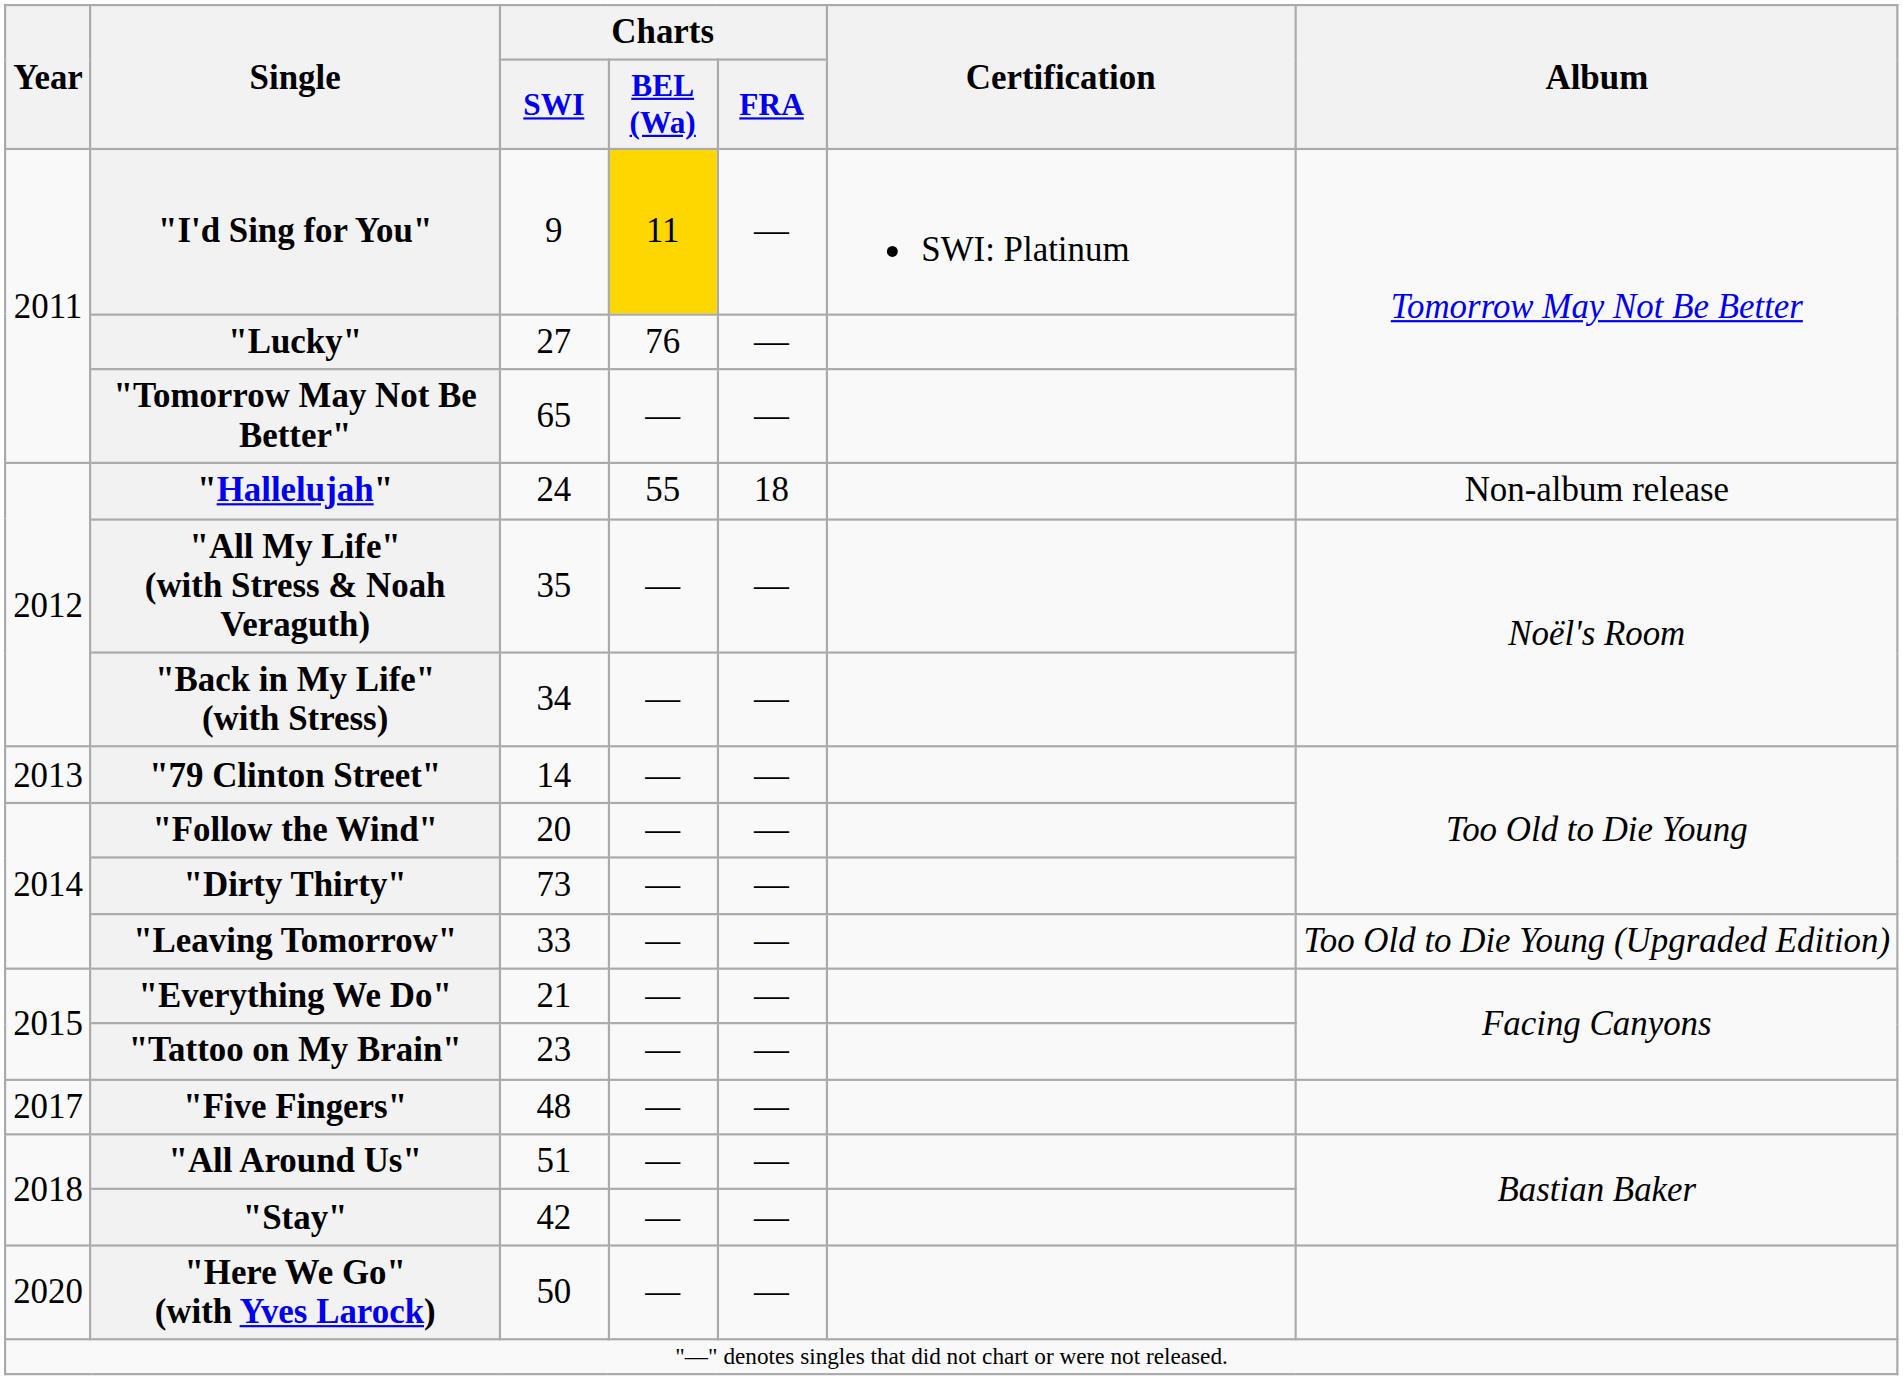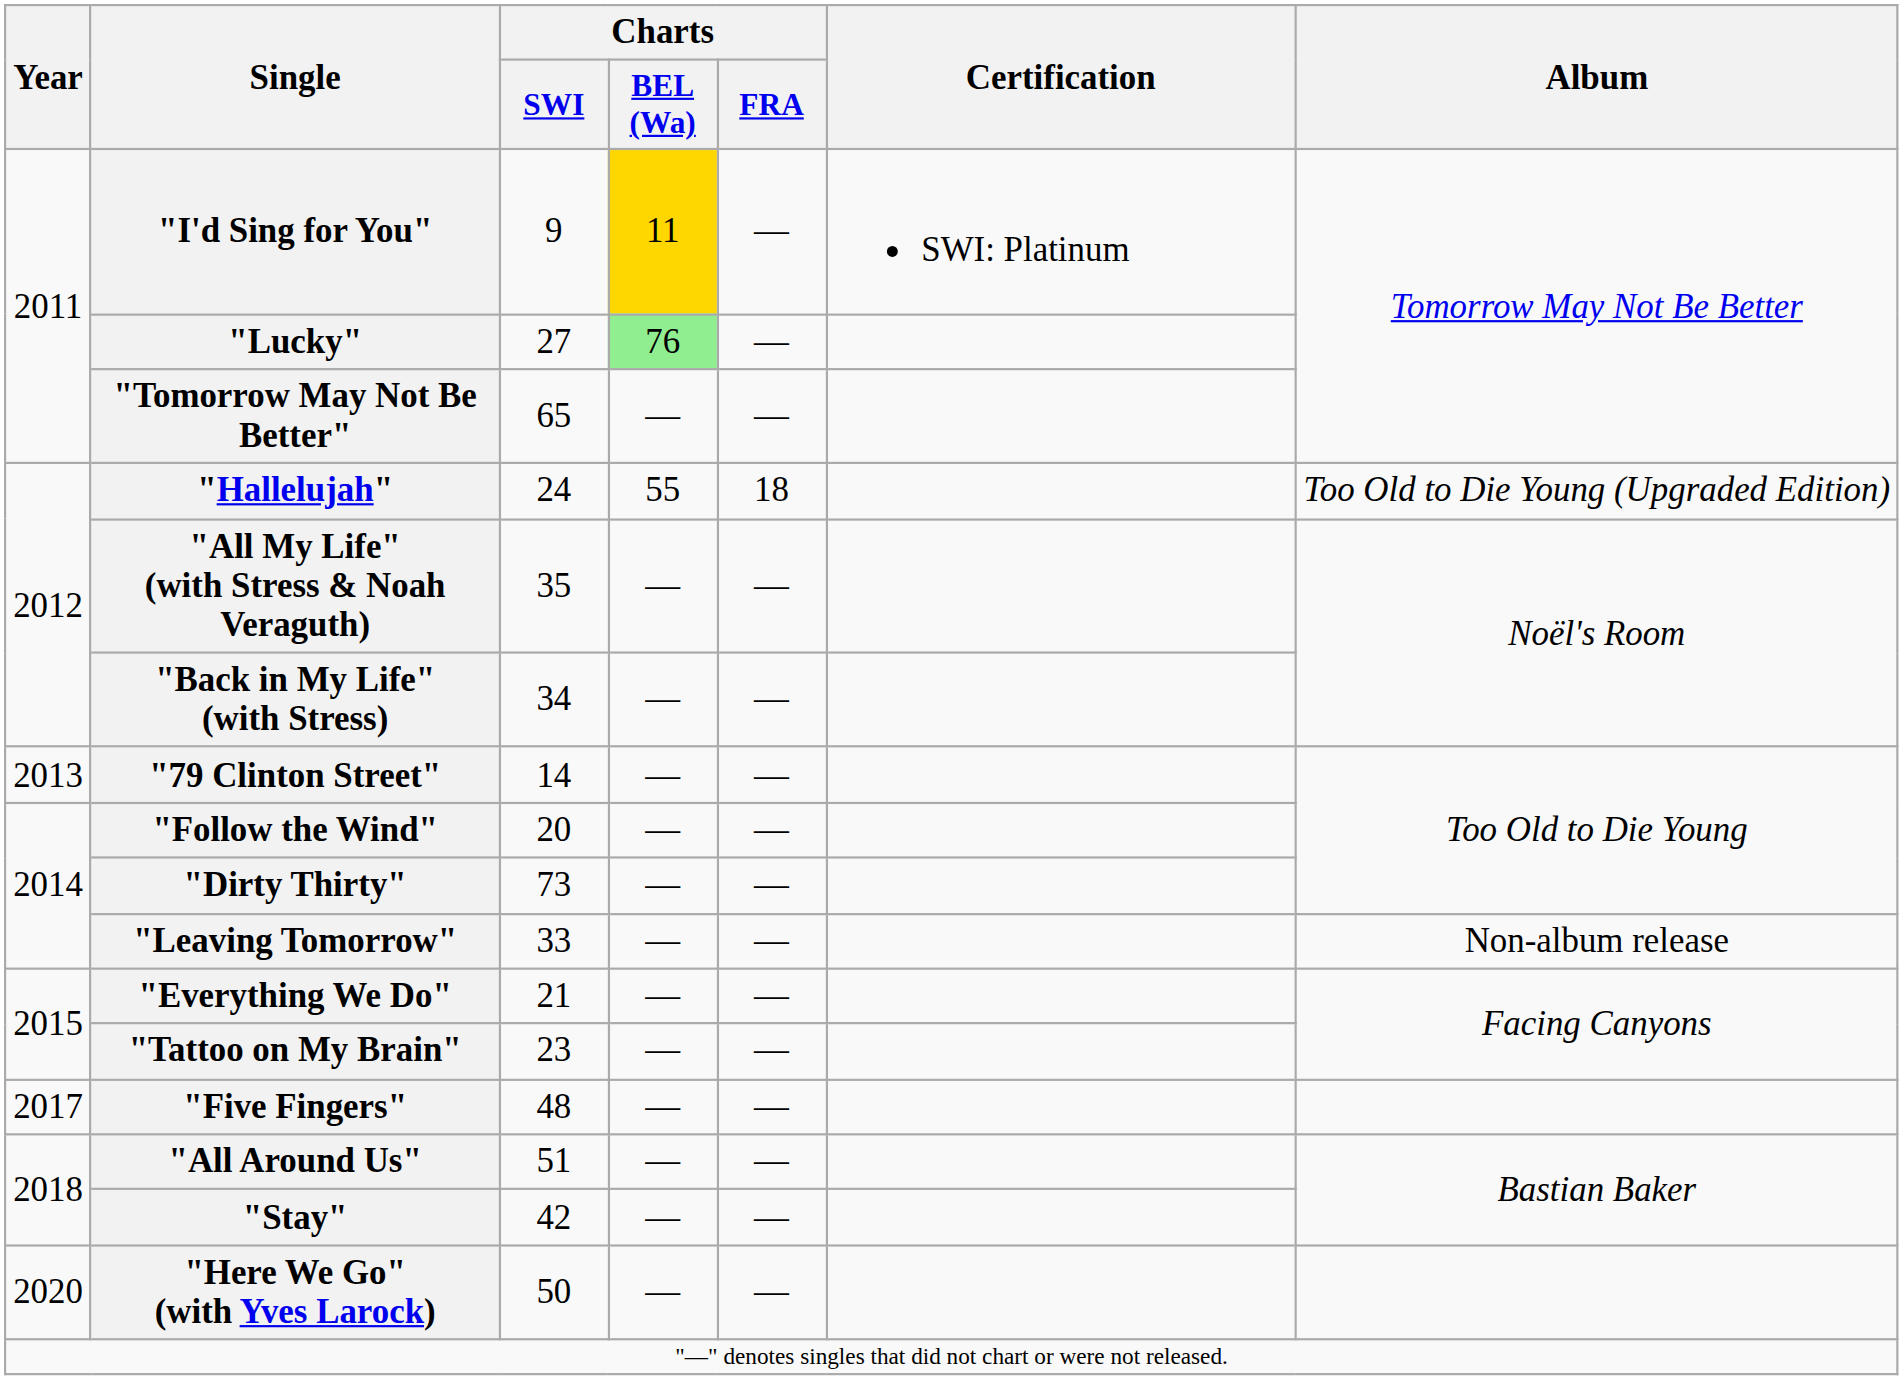(663, 340) no background -> (663, 340) lightgreen background
(1597, 490) Non-album release -> (1597, 490) Too Old to Die Young (Upgraded Edition)
(1597, 940) Too Old to Die Young (Upgraded Edition) -> (1597, 940) Non-album release
